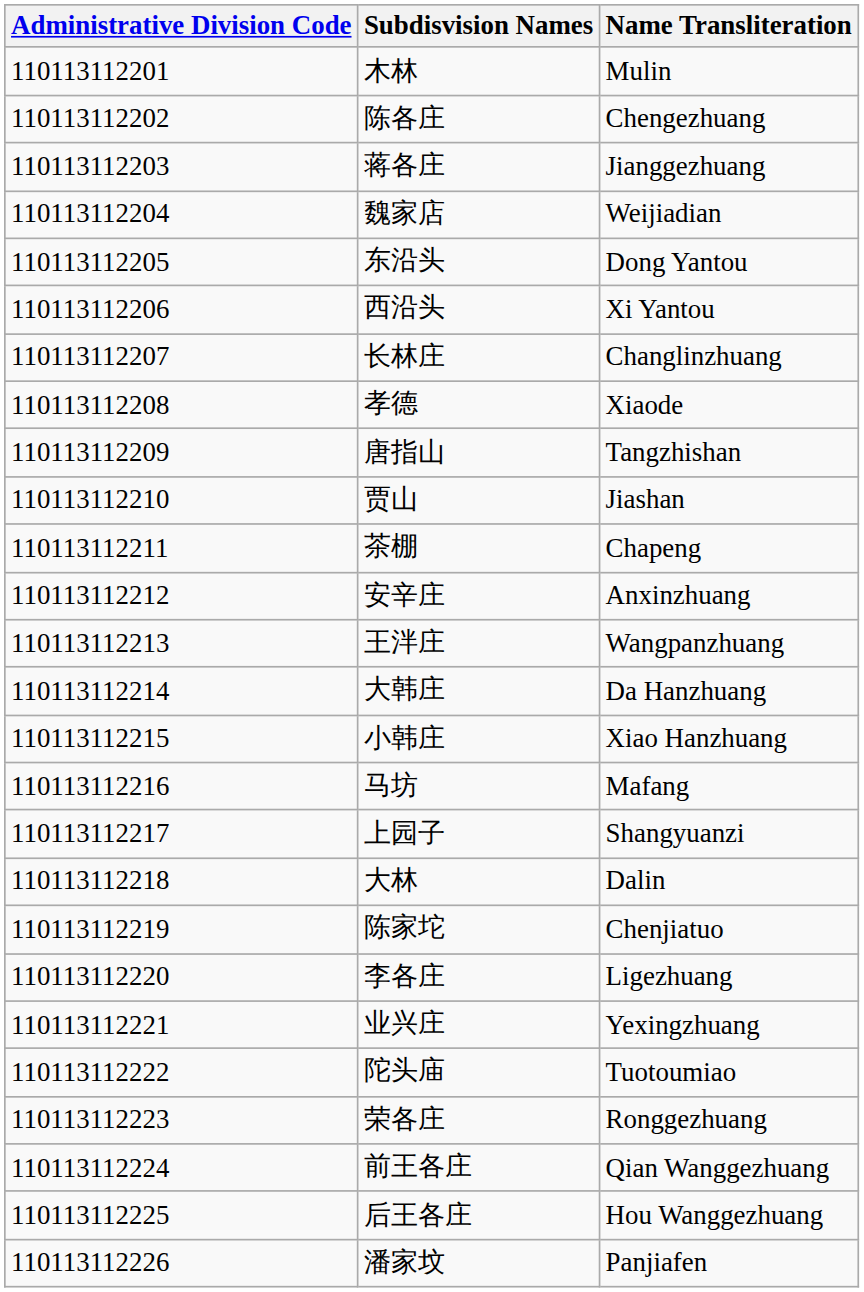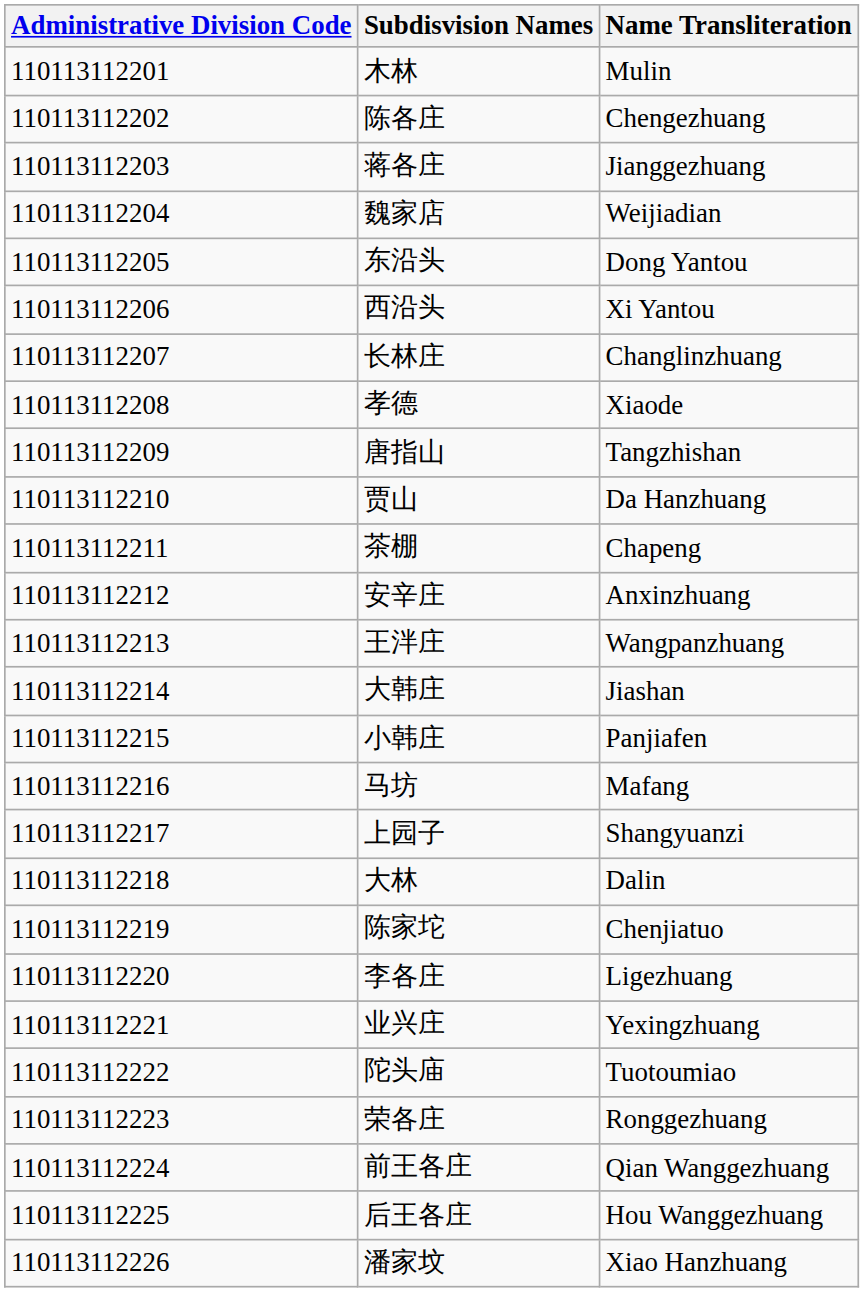(645, 499) Jiashan -> (686, 499) Da Hanzhuang
(686, 690) Da Hanzhuang -> (645, 690) Jiashan
(696, 738) Xiao Hanzhuang -> (656, 738) Panjiafen
(656, 1262) Panjiafen -> (696, 1262) Xiao Hanzhuang
